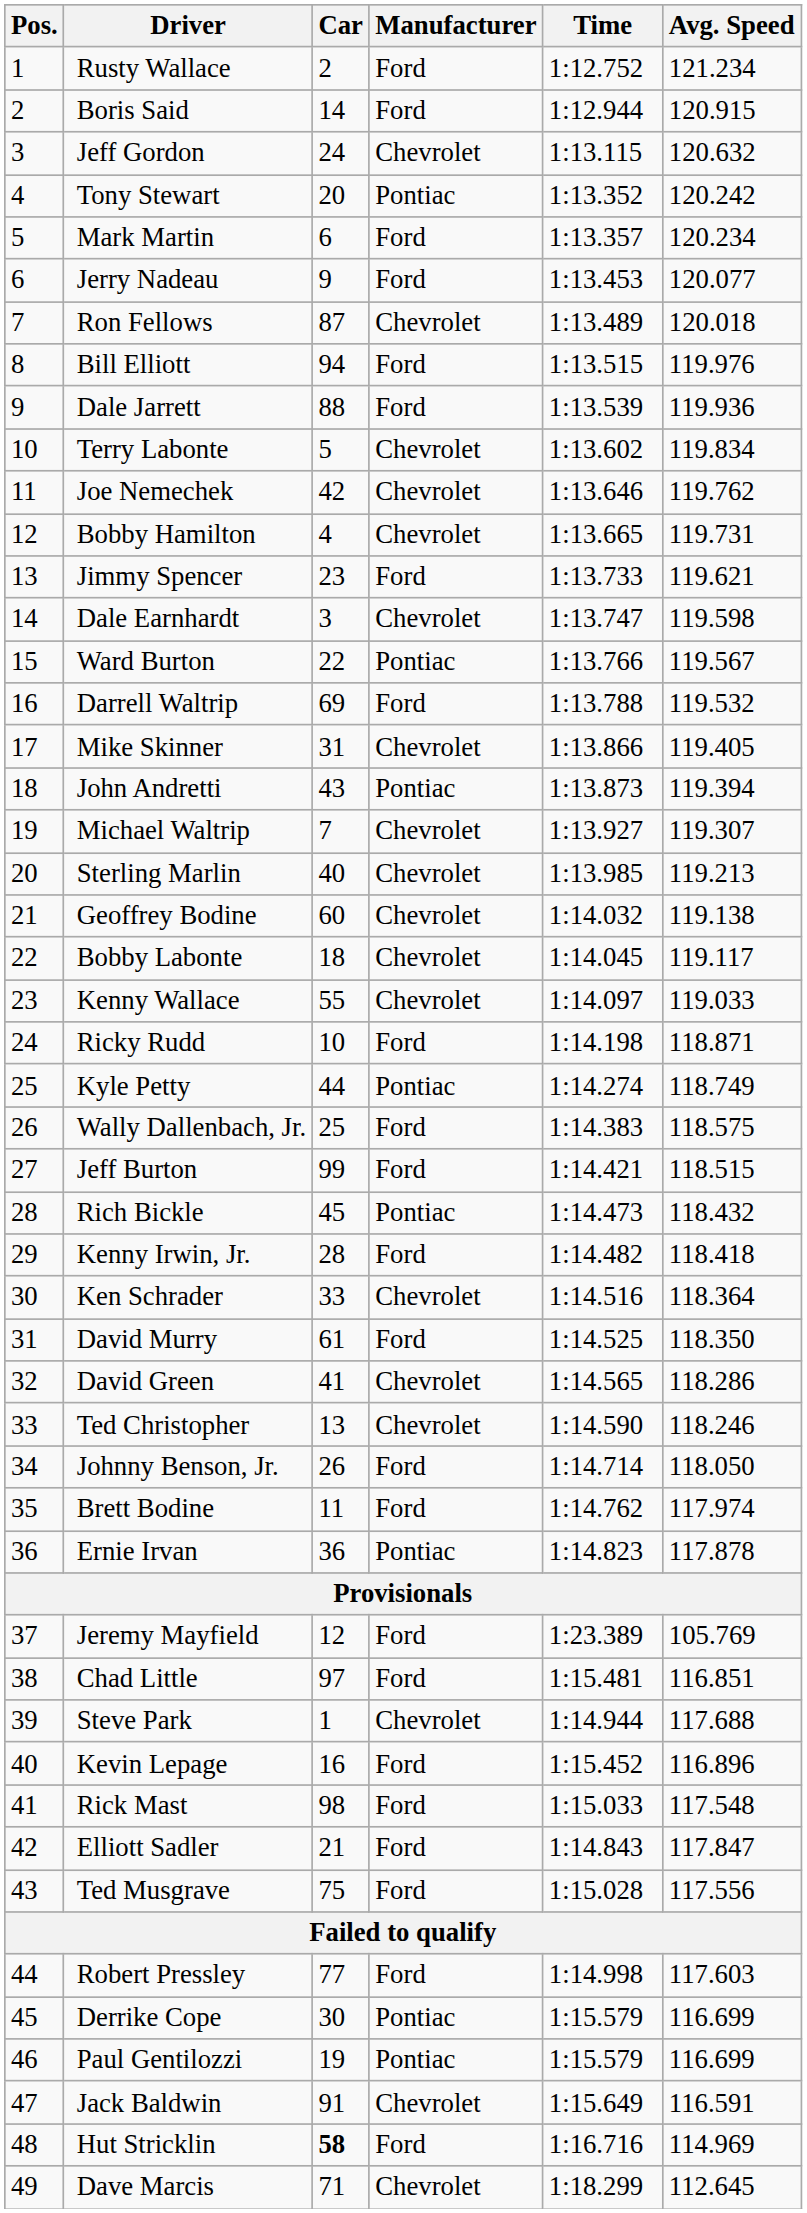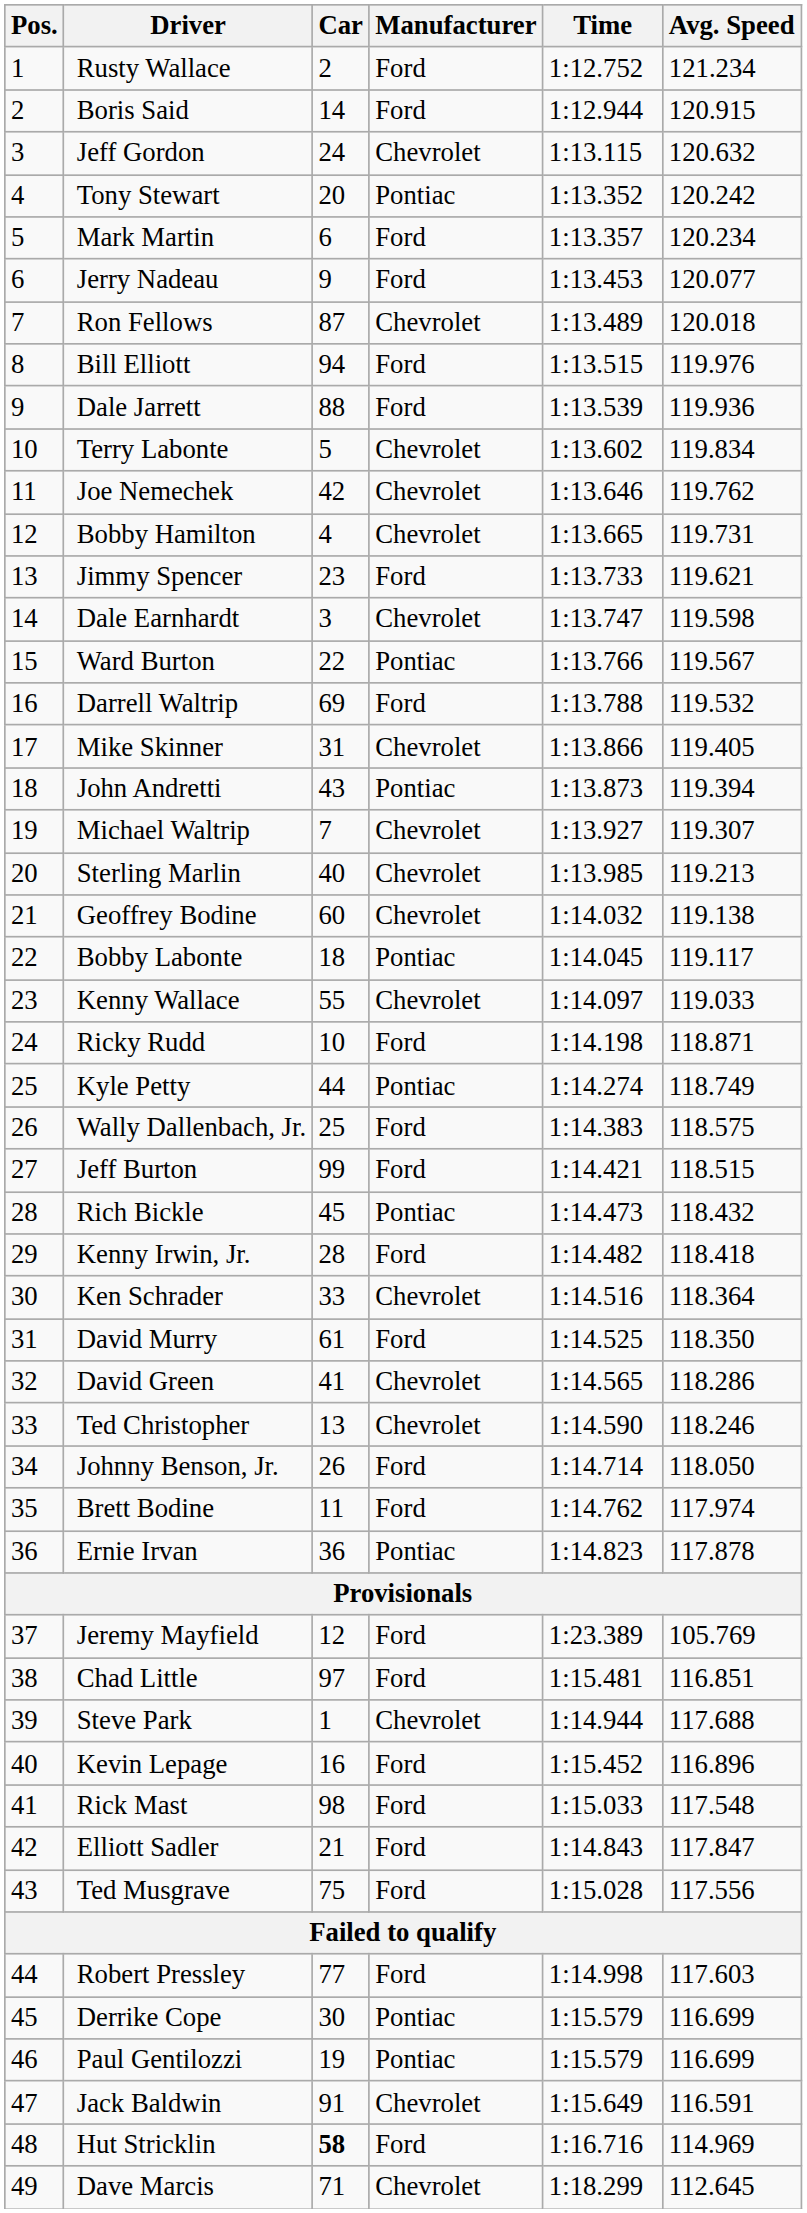(428, 957) Chevrolet -> (415, 957) Pontiac
